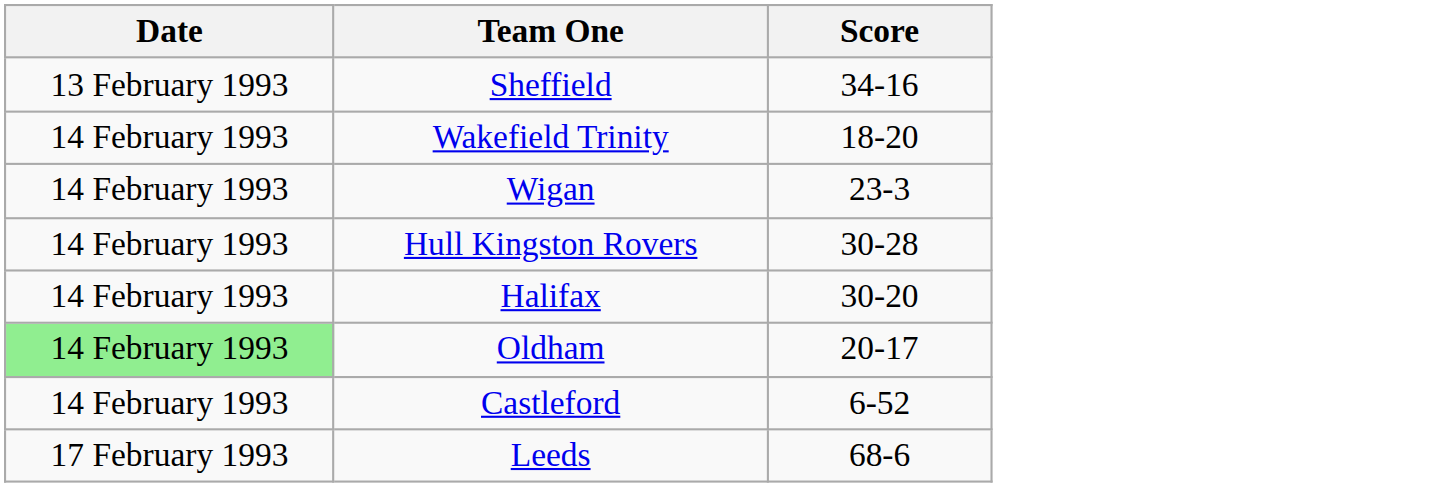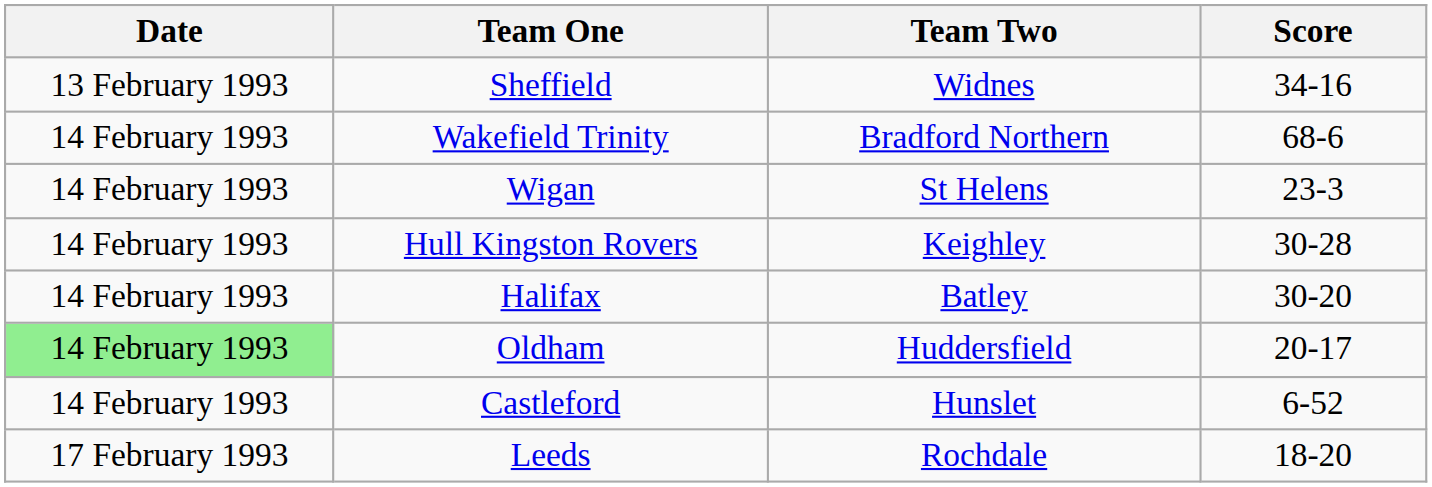+ column: (984, 31)
(880, 137) 18-20 -> (1313, 137) 68-6
(880, 455) 68-6 -> (1313, 455) 18-20
